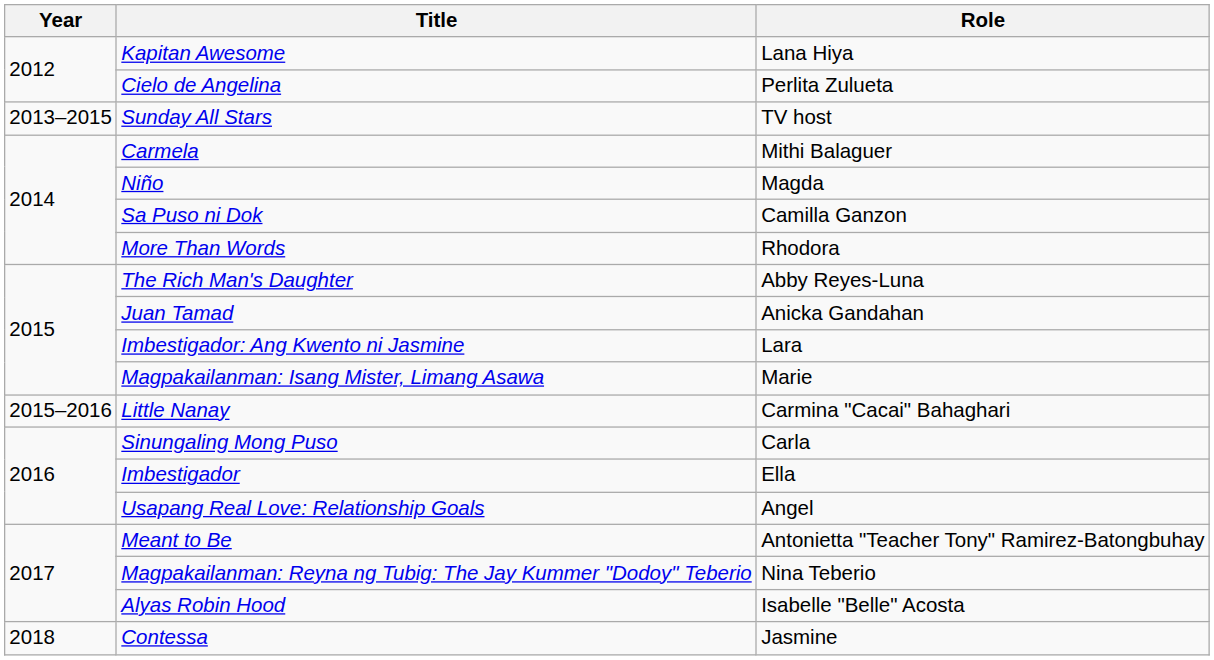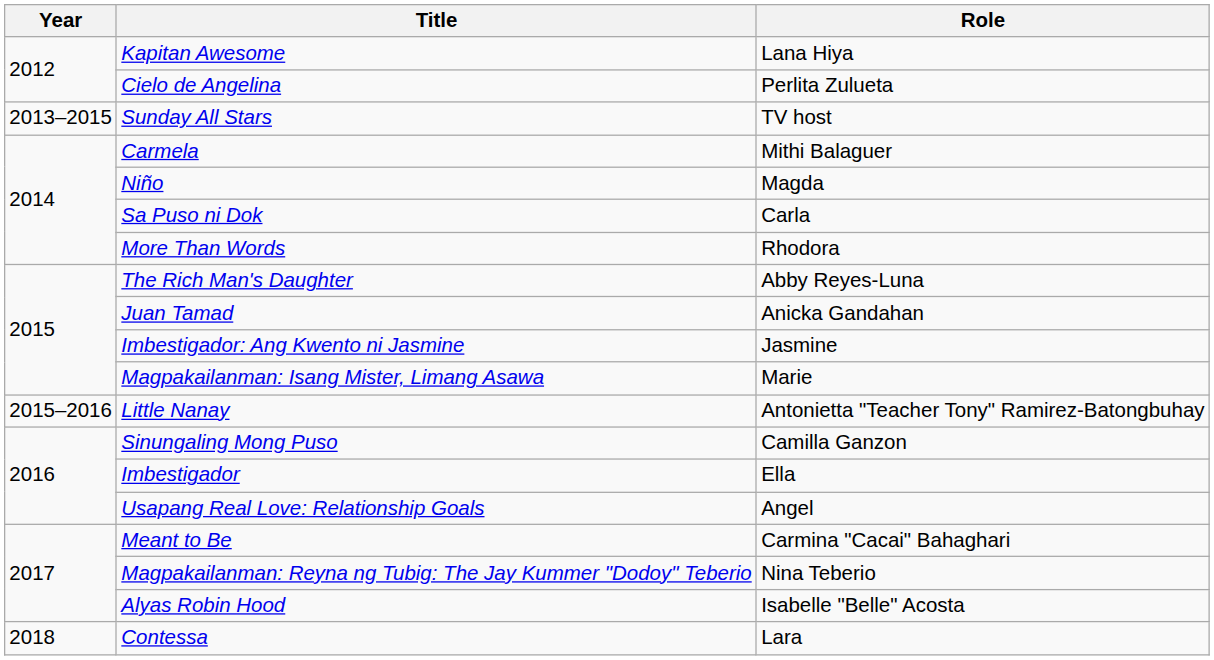(834, 215) Camilla Ganzon -> (786, 215) Carla
(782, 345) Lara -> (799, 345) Jasmine
(886, 410) Carmina "Cacai" Bahaghari -> (983, 410) Antonietta "Teacher Tony" Ramirez-Batongbuhay
(786, 442) Carla -> (834, 442) Camilla Ganzon
(983, 540) Antonietta "Teacher Tony" Ramirez-Batongbuhay -> (886, 540) Carmina "Cacai" Bahaghari
(799, 637) Jasmine -> (782, 637) Lara
